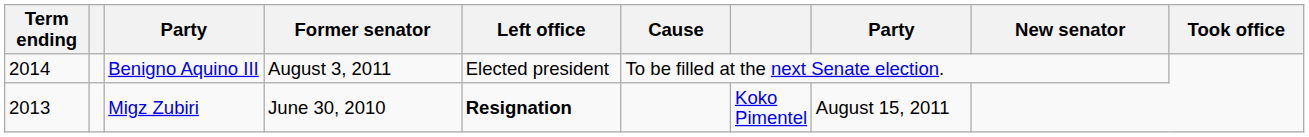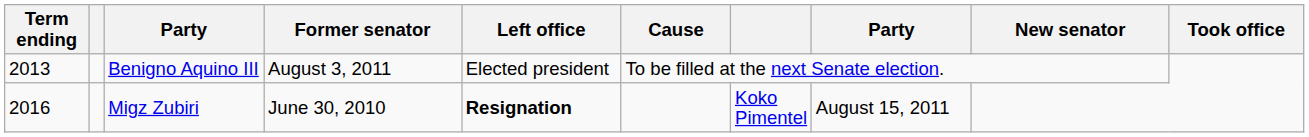(30, 68) 2014 -> (30, 68) 2013
(30, 107) 2013 -> (30, 107) 2016
